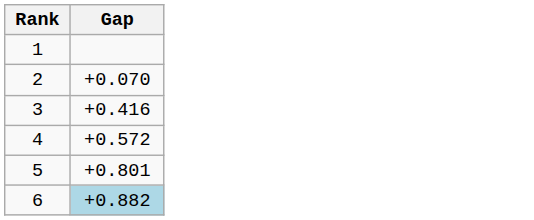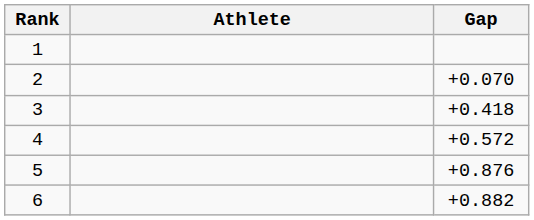+ column: (252, 20)
(117, 110) +0.416 -> (481, 110) +0.418
(117, 170) +0.801 -> (481, 170) +0.876
(117, 200) lightblue background -> (481, 200) no background
